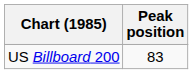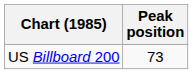(155, 56) 83 -> (155, 56) 73
